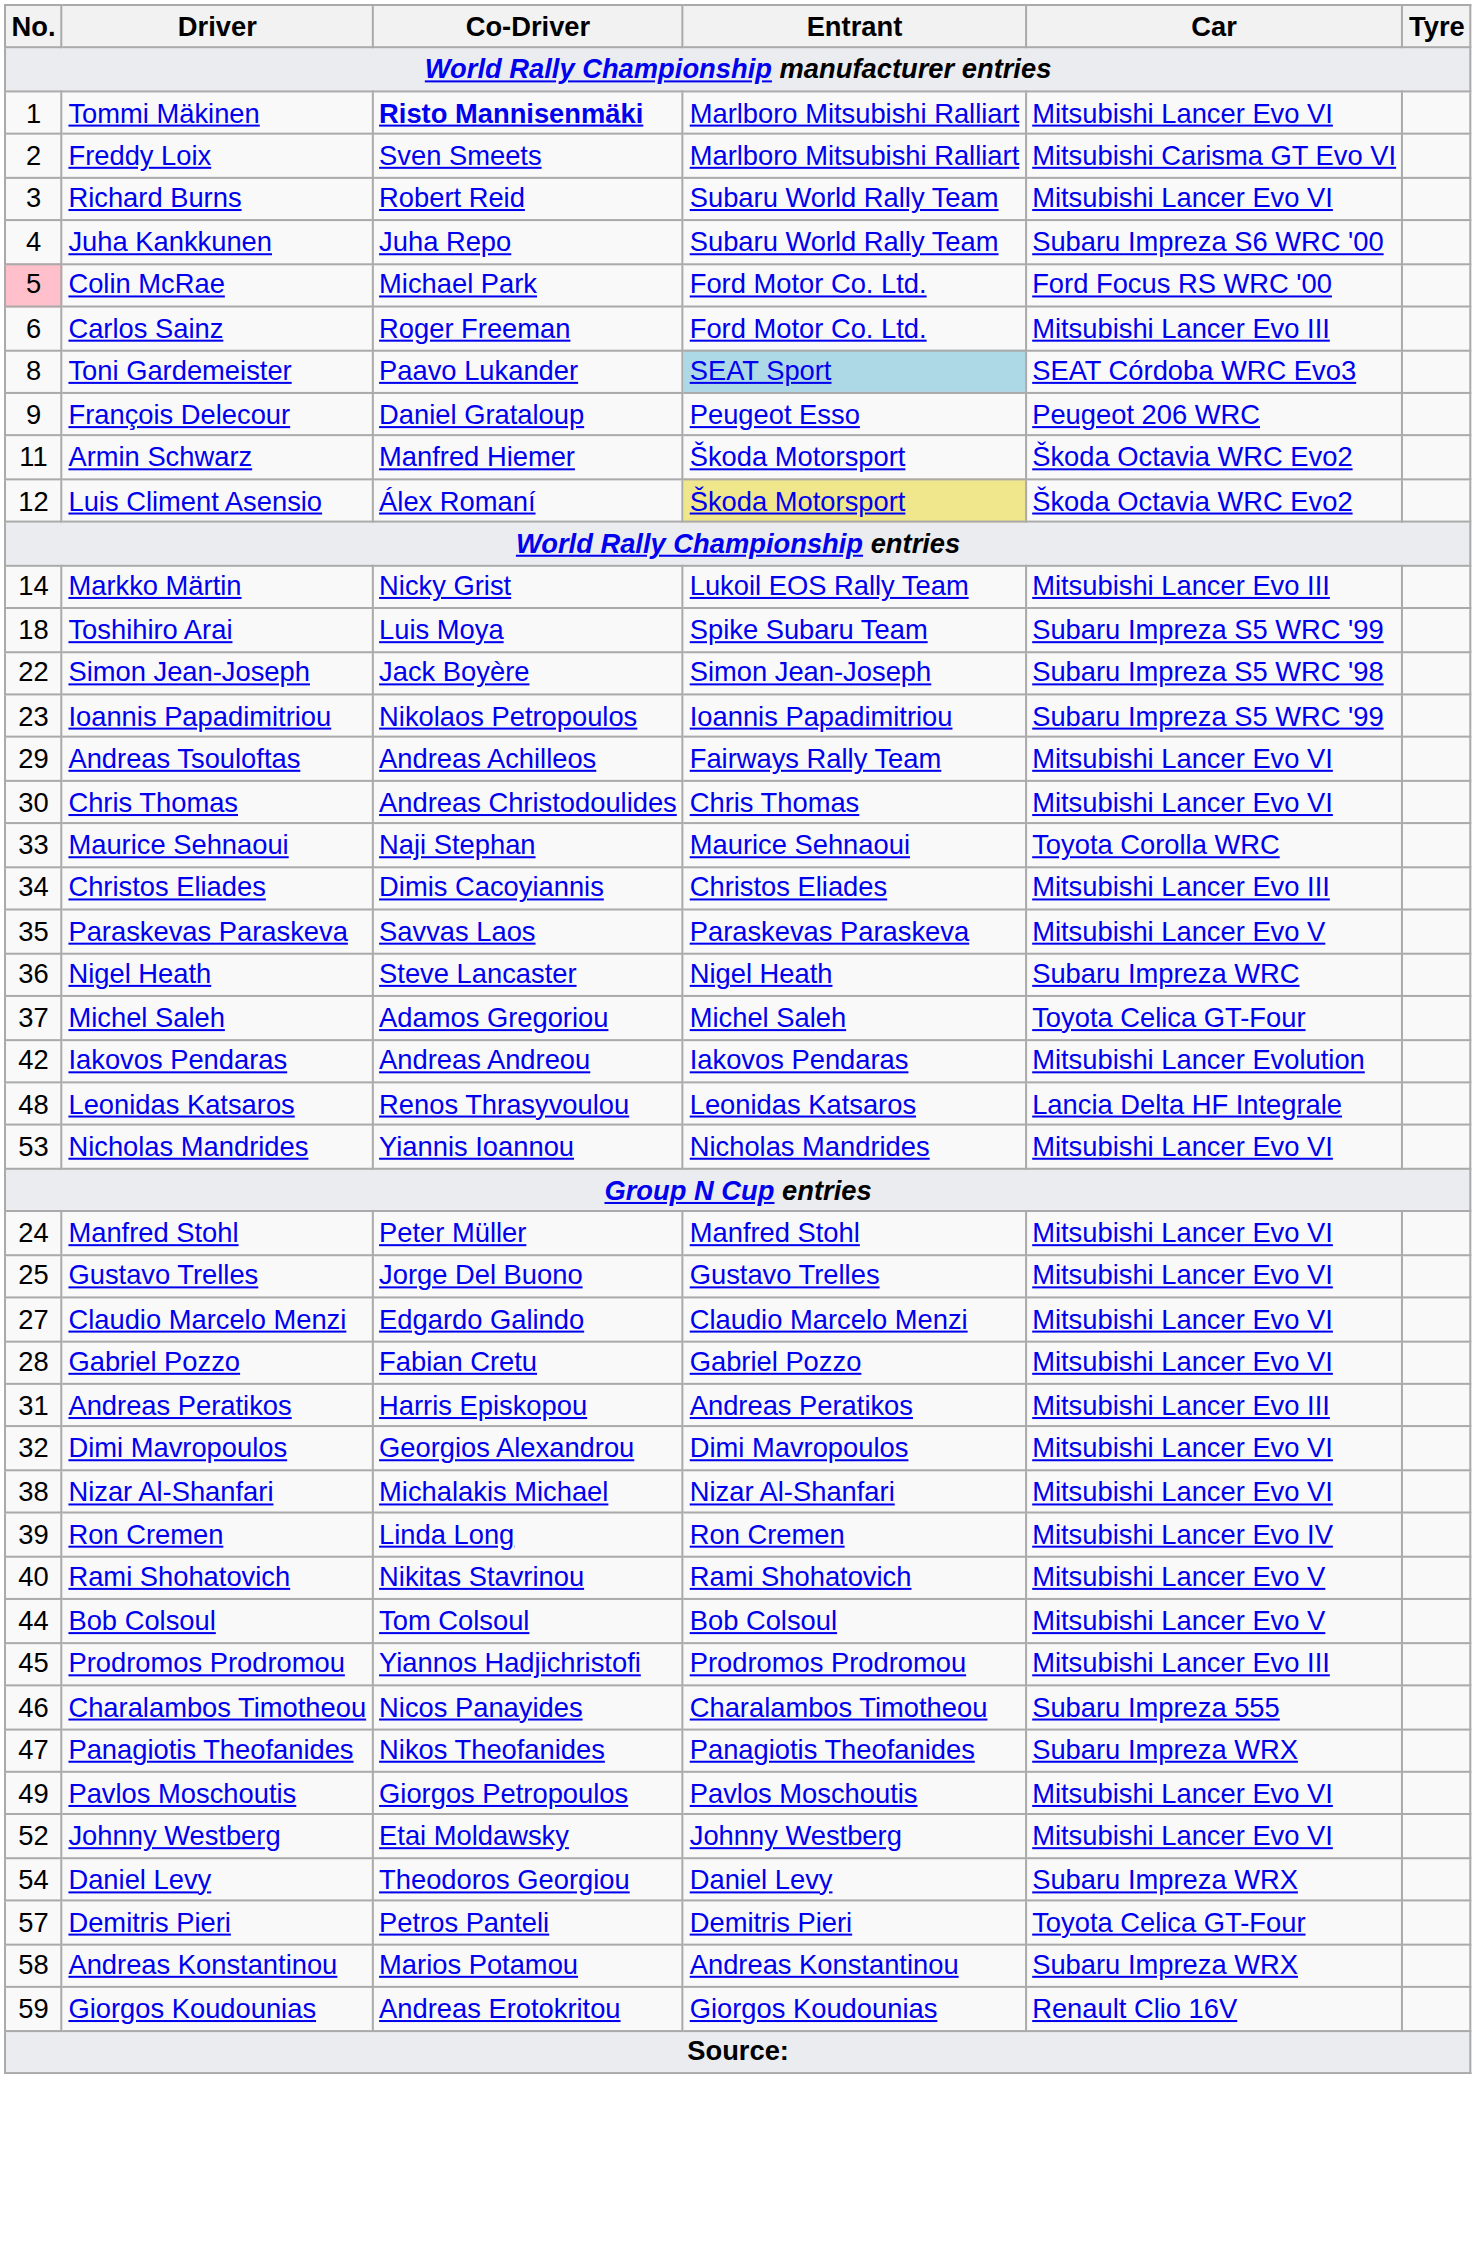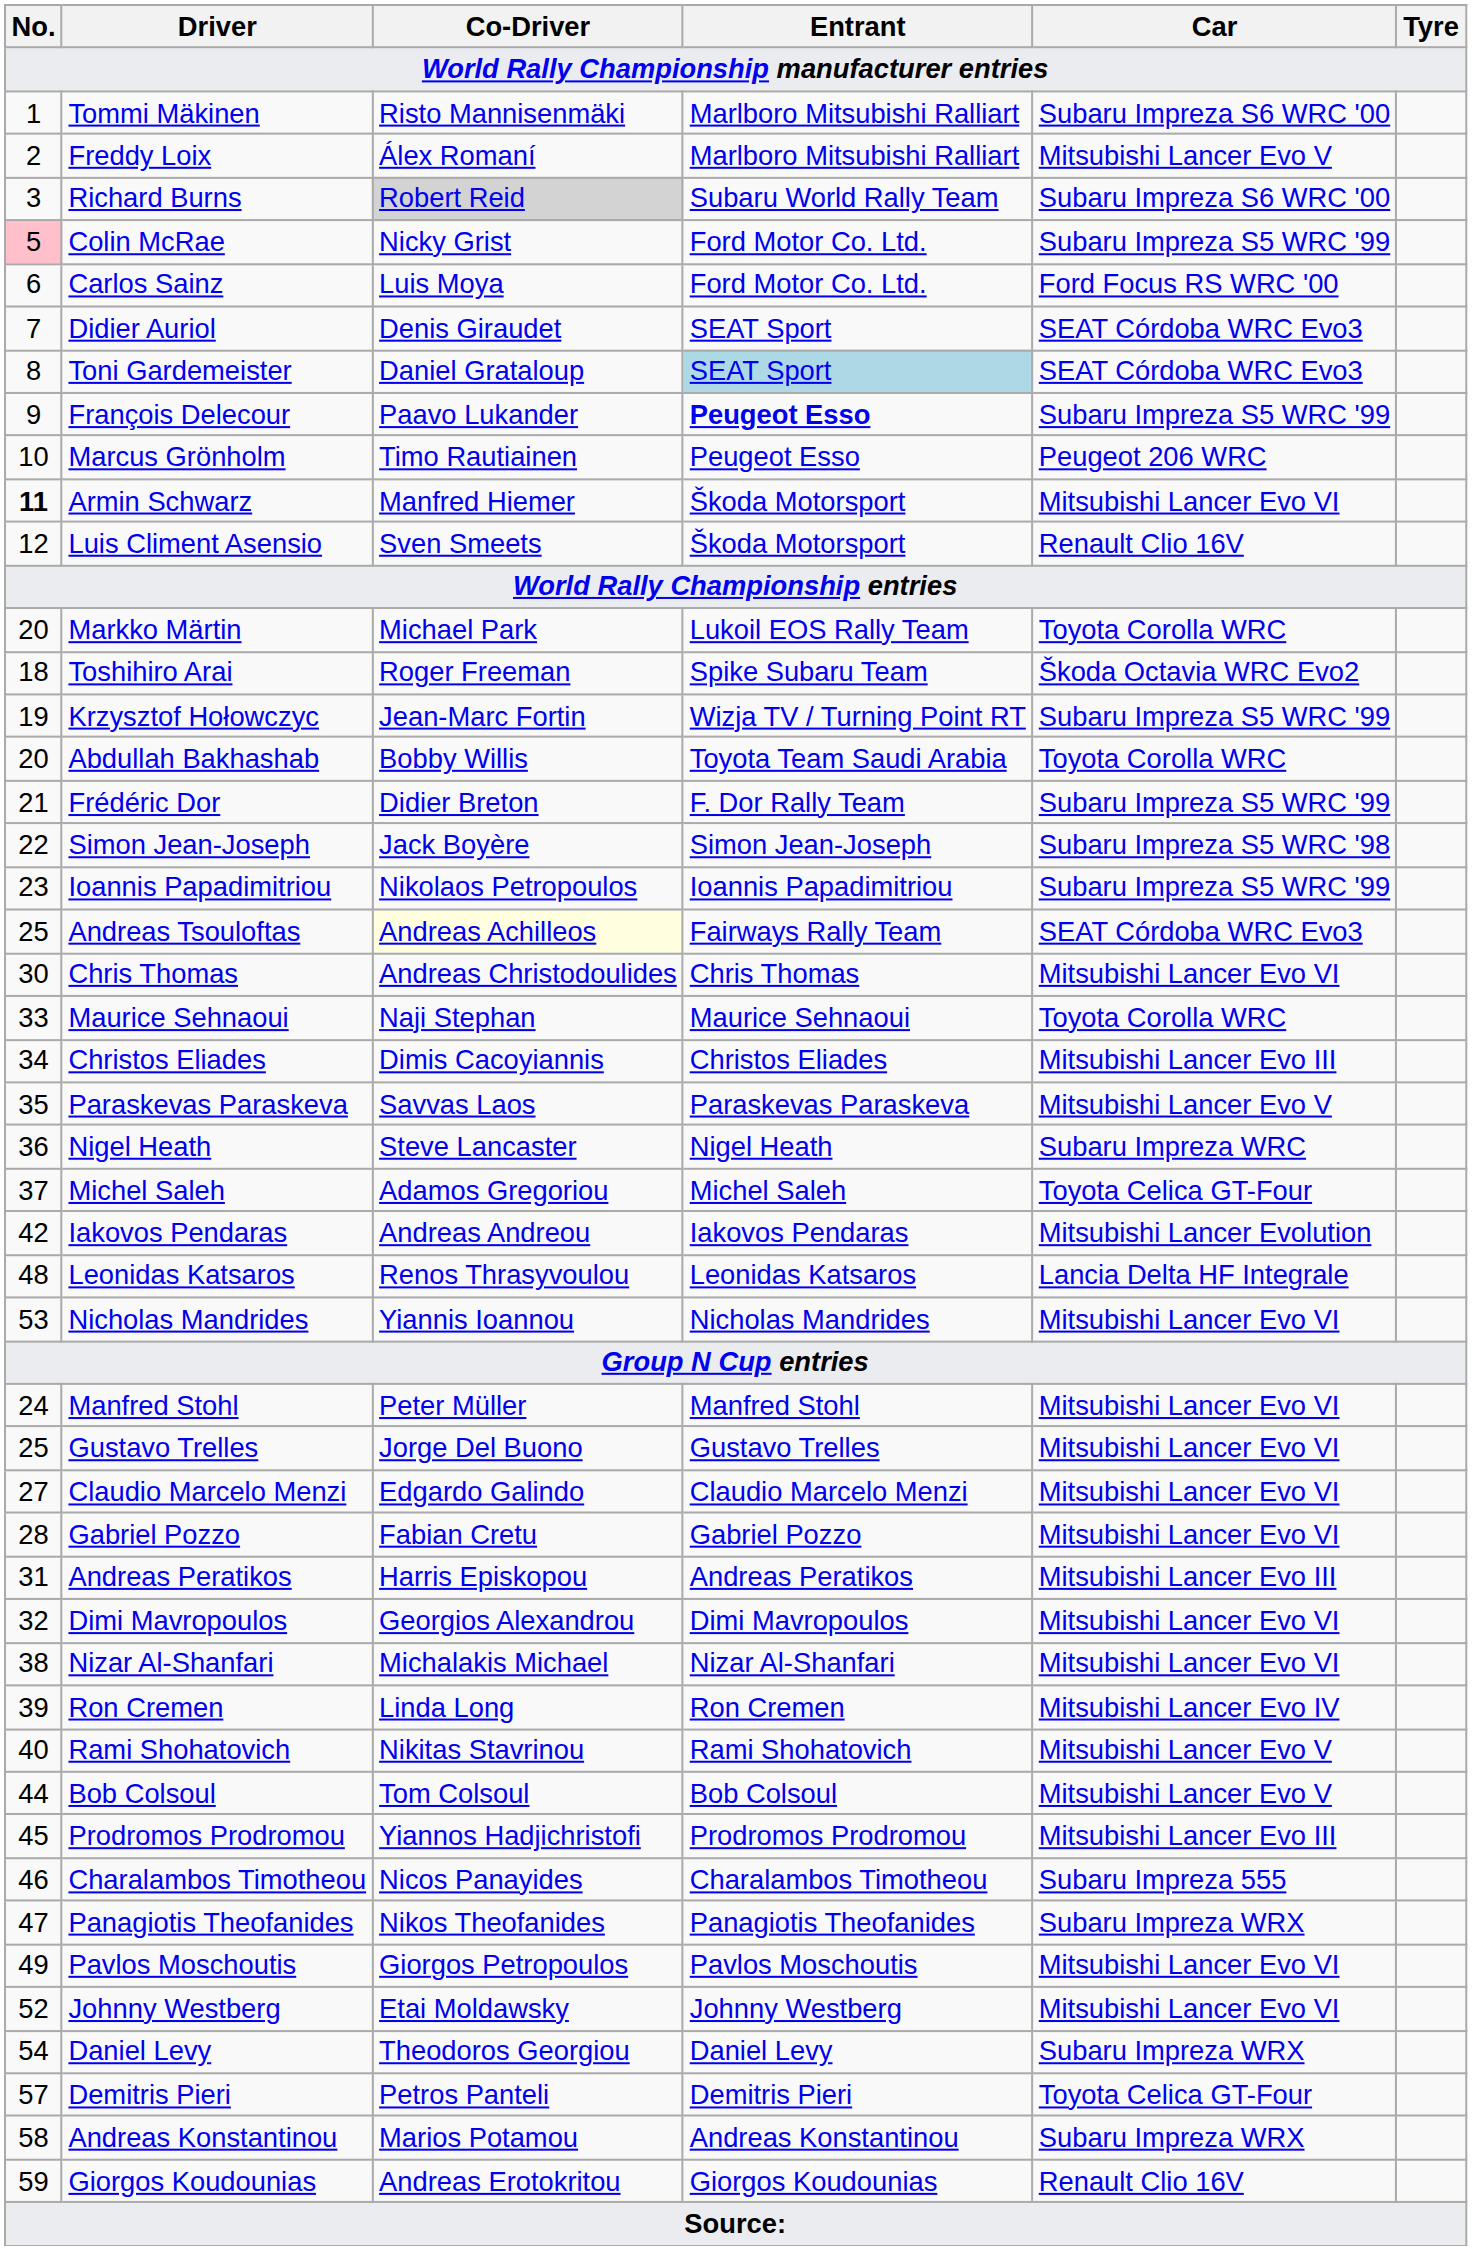(511, 112) bold -> (502, 112) normal
(1183, 112) Mitsubishi Lancer Evo VI -> (1215, 112) Subaru Impreza S6 WRC '00
(460, 155) Sven Smeets -> (457, 155) Álex Romaní
(1214, 155) Mitsubishi Carisma GT Evo VI -> (1185, 155) Mitsubishi Lancer Evo V
(452, 199) no background -> (452, 199) lightgrey background
(1183, 199) Mitsubishi Lancer Evo VI -> (1215, 199) Subaru Impreza S6 WRC '00
- row: (170, 242)
(458, 285) Michael Park -> (445, 242) Nicky Grist
(1182, 285) Ford Focus RS WRC '00 -> (1215, 242) Subaru Impreza S5 WRC '99
(475, 328) Roger Freeman -> (441, 285) Luis Moya
(1181, 328) Mitsubishi Lancer Evo III -> (1189, 285) Ford Focus RS WRC '00
+ row: (142, 328)
(479, 371) Paavo Lukander -> (482, 371) Daniel Grataloup
(482, 414) Daniel Grataloup -> (479, 414) Paavo Lukander
(775, 414) normal -> (780, 414) bold
(1146, 414) Peugeot 206 WRC -> (1215, 414) Subaru Impreza S5 WRC '99
+ row: (177, 457)
(33, 457) normal -> (33, 500) bold
(1192, 457) Škoda Octavia WRC Evo2 -> (1189, 500) Mitsubishi Lancer Evo VI
(457, 500) Álex Romaní -> (460, 543) Sven Smeets
(798, 500) khaki background -> (798, 543) no background
(1192, 500) Škoda Octavia WRC Evo2 -> (1141, 543) Renault Clio 16V
(33, 586) 14 -> (33, 629) 20
(445, 586) Nicky Grist -> (458, 629) Michael Park
(1181, 586) Mitsubishi Lancer Evo III -> (1163, 629) Toyota Corolla WRC
(441, 629) Luis Moya -> (475, 672) Roger Freeman
(1208, 629) Subaru Impreza S5 WRC '99 -> (1199, 672) Škoda Octavia WRC Evo2
+ row: (194, 716)
+ row: (194, 759)
+ row: (144, 802)
(33, 759) 29 -> (33, 931) 25
(488, 759) no background -> (488, 931) lightyellow background
(1183, 759) Mitsubishi Lancer Evo VI -> (1201, 931) SEAT Córdoba WRC Evo3
